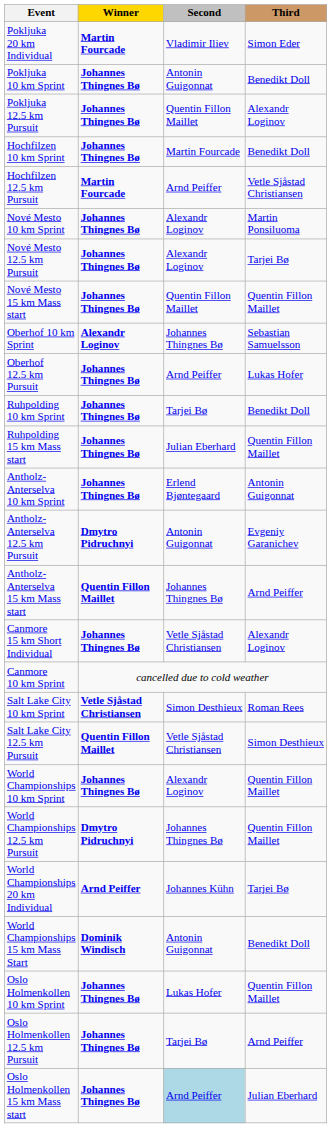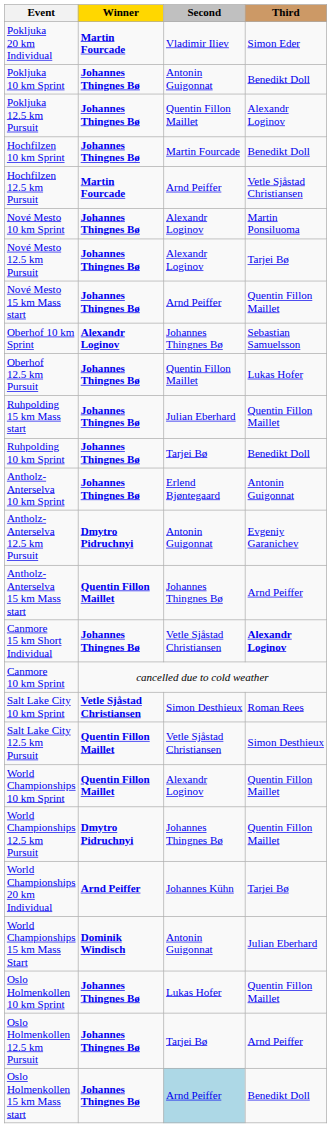(198, 302) Quentin Fillon Maillet -> (194, 302) Arnd Peiffer
(194, 374) Arnd Peiffer -> (198, 374) Quentin Fillon Maillet
rows swapped: (36, 410) <-> (34, 446)
(268, 641) normal -> (270, 641) bold
(110, 785) Johannes Thingnes Bø -> (115, 785) Quentin Fillon Maillet
(279, 943) Benedikt Doll -> (282, 943) Julian Eberhard
(282, 1095) Julian Eberhard -> (279, 1095) Benedikt Doll
